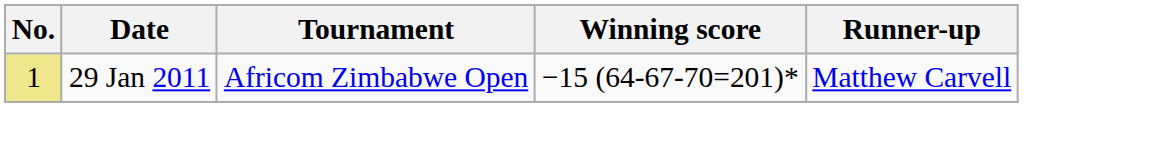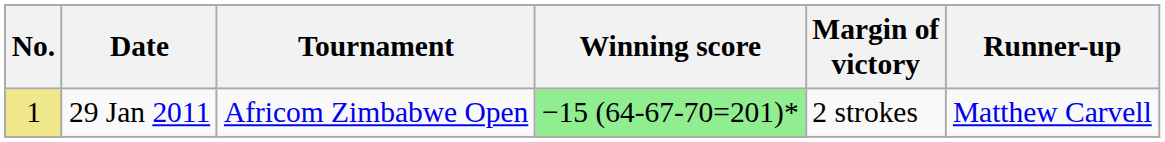+ column: (876, 46)
(670, 77) no background -> (670, 112) lightgreen background
